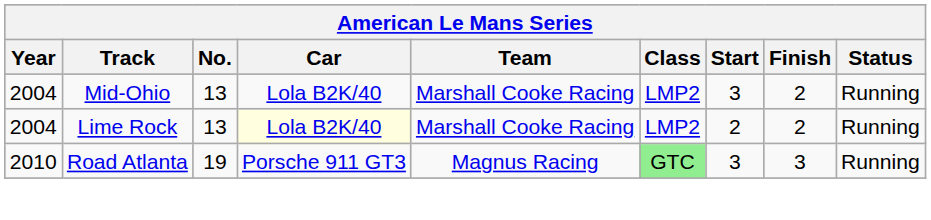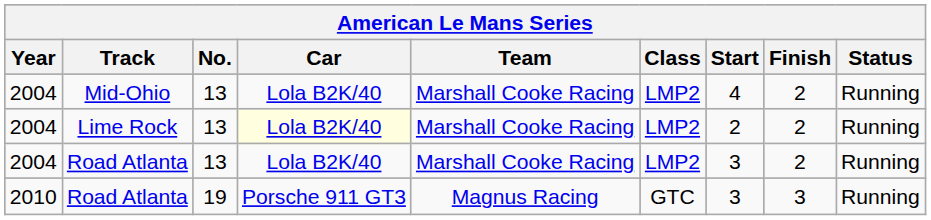(735, 92) 3 -> (735, 92) 4
+ row: (33, 161)
(672, 161) lightgreen background -> (672, 196) no background
